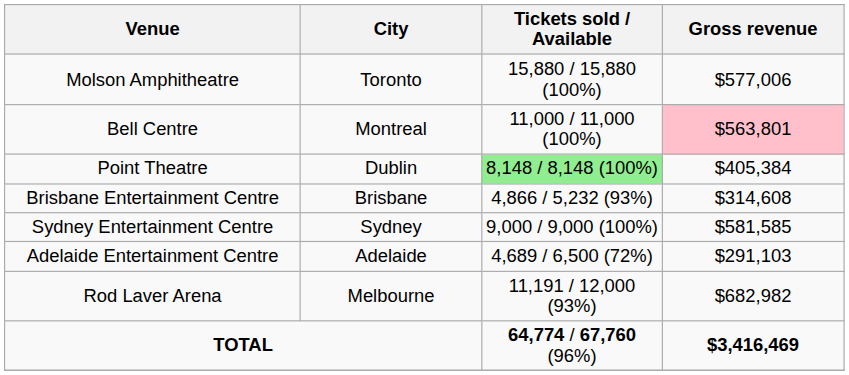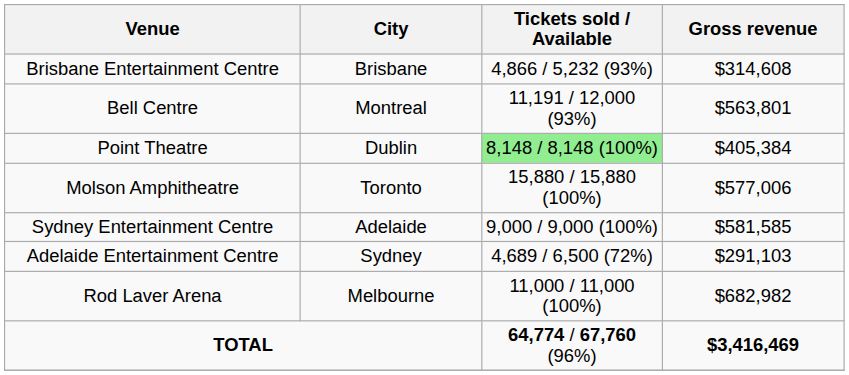rows swapped: (153, 79) <-> (153, 197)
(572, 129) 11,000 / 11,000 (100%) -> (572, 108) 11,191 / 12,000 (93%)
(753, 129) pink background -> (753, 108) no background
(391, 227) Sydney -> (391, 227) Adelaide
(391, 256) Adelaide -> (391, 256) Sydney
(572, 295) 11,191 / 12,000 (93%) -> (572, 295) 11,000 / 11,000 (100%)
